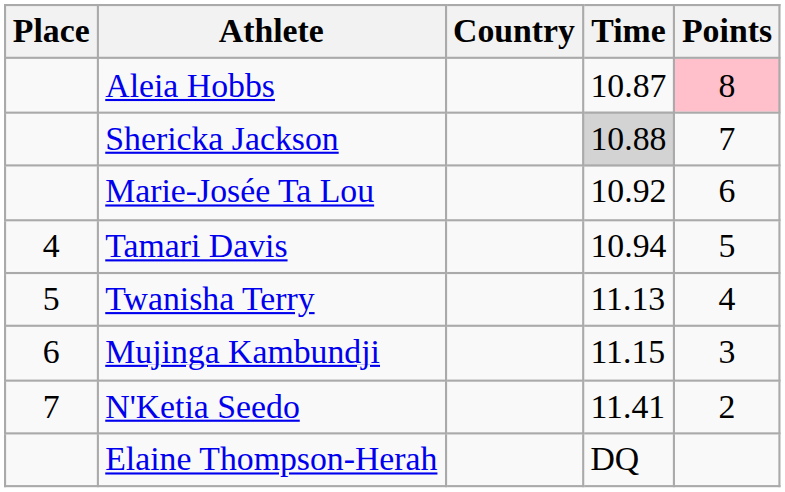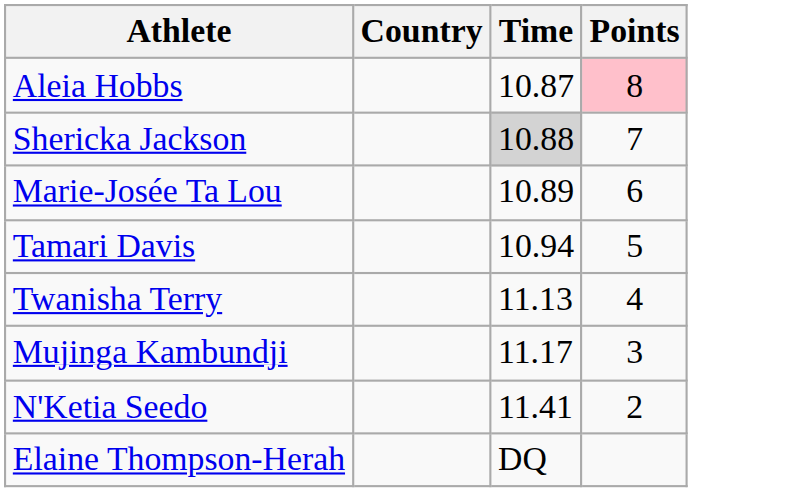- column: (51, 31)
(628, 191) 10.92 -> (536, 191) 10.89
(628, 352) 11.15 -> (535, 352) 11.17
